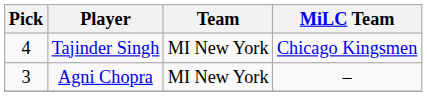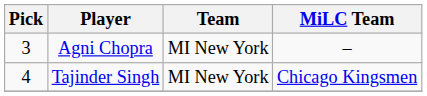rows swapped: (105, 76) <-> (105, 47)
